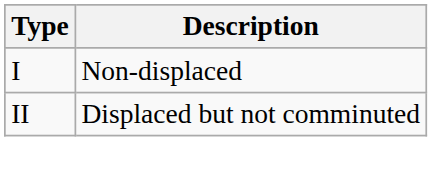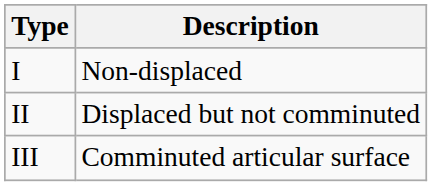+ row: (25, 157)
